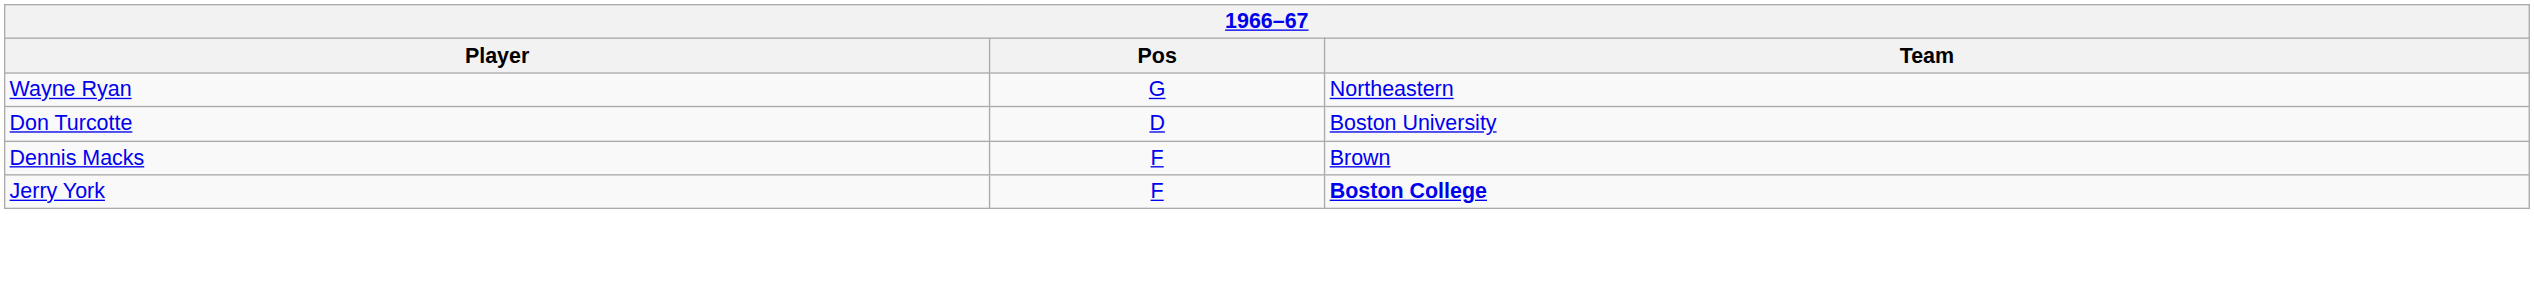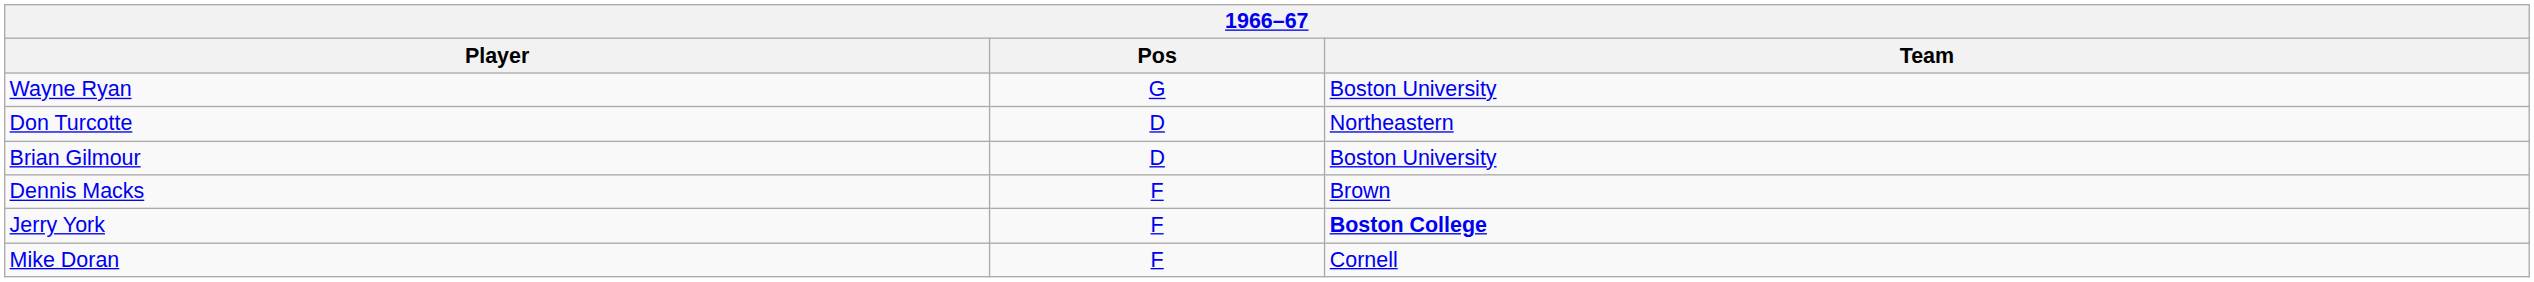(1392, 89) Northeastern -> (1413, 89) Boston University
(1413, 123) Boston University -> (1392, 123) Northeastern
+ row: (75, 157)
+ row: (64, 259)
